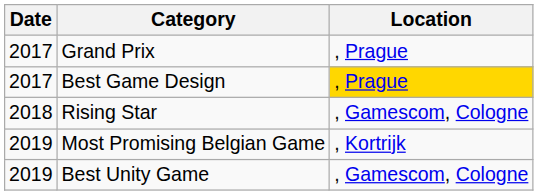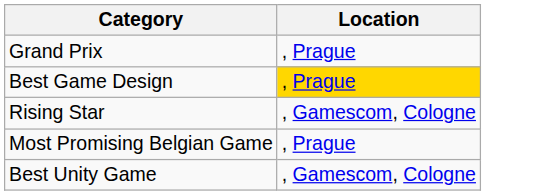- column: (31, 19)
(370, 143) , Kortrijk -> (319, 143) , Prague
